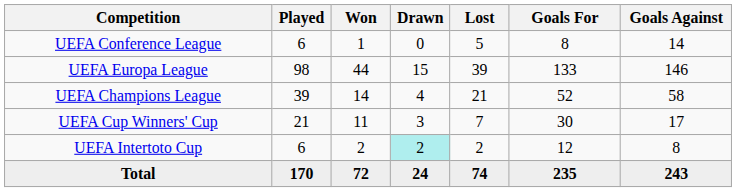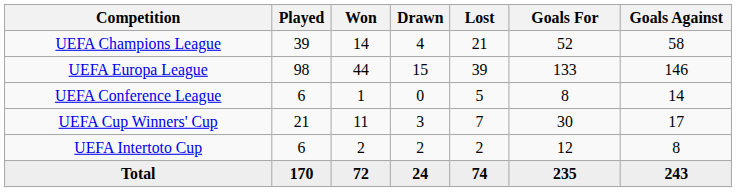rows swapped: (138, 95) <-> (138, 43)
(420, 148) paleturquoise background -> (420, 148) no background
